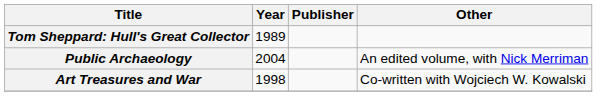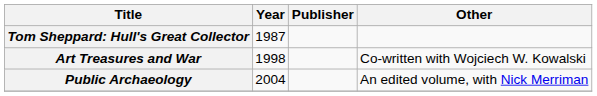(270, 36) 1989 -> (270, 36) 1987
rows swapped: (128, 79) <-> (128, 58)
